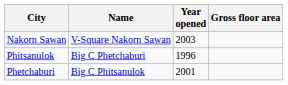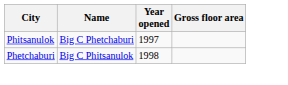- row: (36, 39)
(185, 55) 1996 -> (149, 39) 1997
(185, 71) 2001 -> (149, 55) 1998
